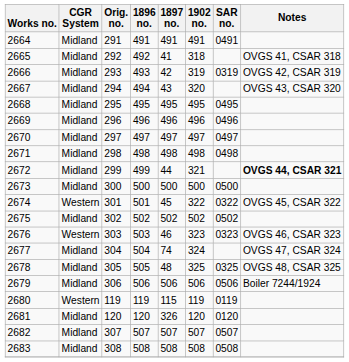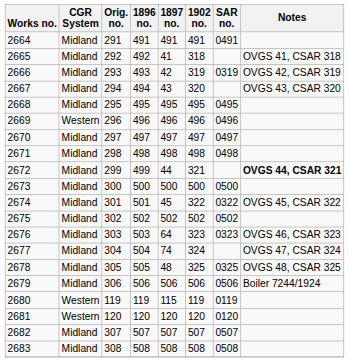(80, 121) Midland -> (81, 121) Western
(81, 202) Western -> (80, 202) Midland
(81, 235) Western -> (80, 235) Midland
(166, 235) 46 -> (166, 235) 64
(80, 316) Midland -> (81, 316) Western
(169, 316) 326 -> (169, 316) 120
